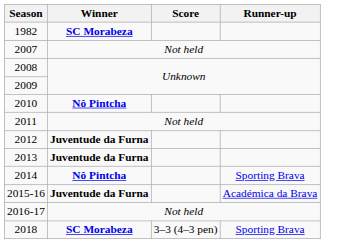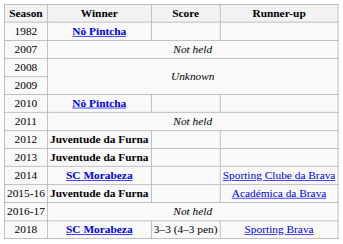(99, 31) SC Morabeza -> (99, 31) Nô Pintcha
(99, 175) Nô Pintcha -> (99, 175) SC Morabeza
(270, 175) Sporting Brava -> (279, 175) Sporting Clube da Brava
